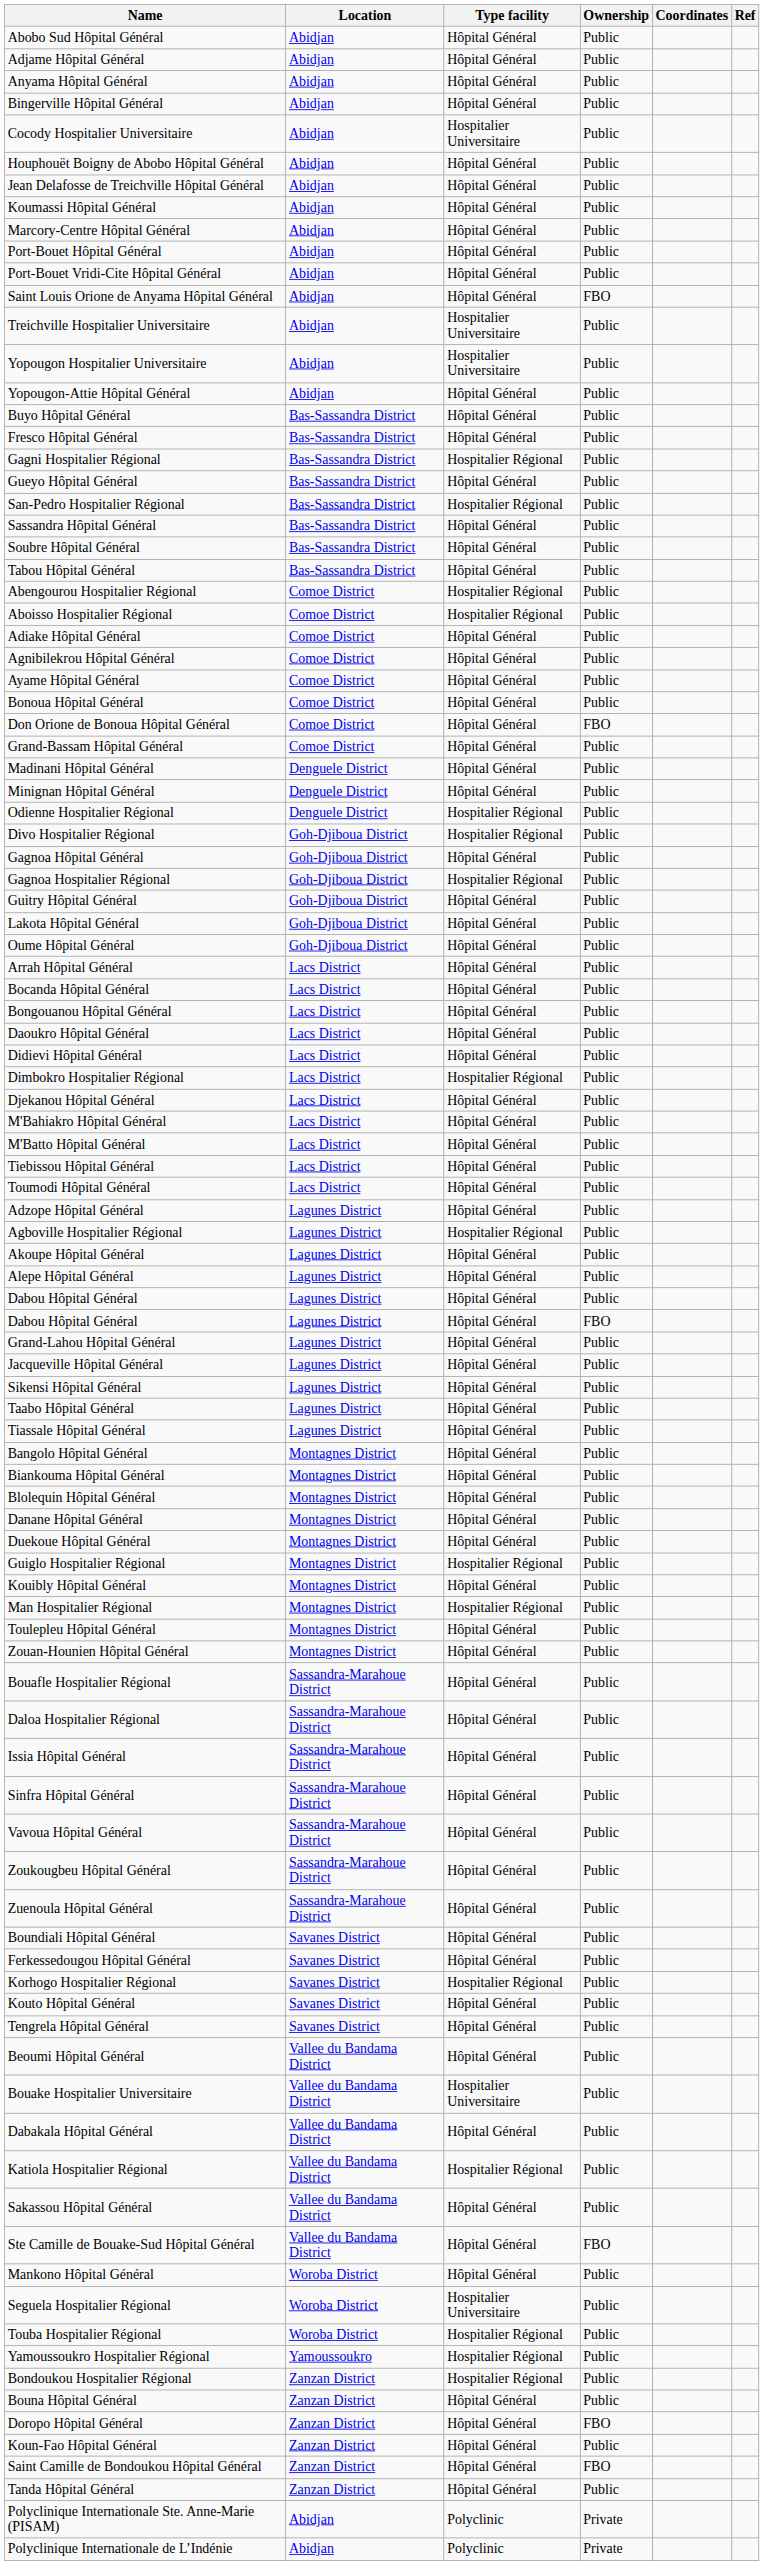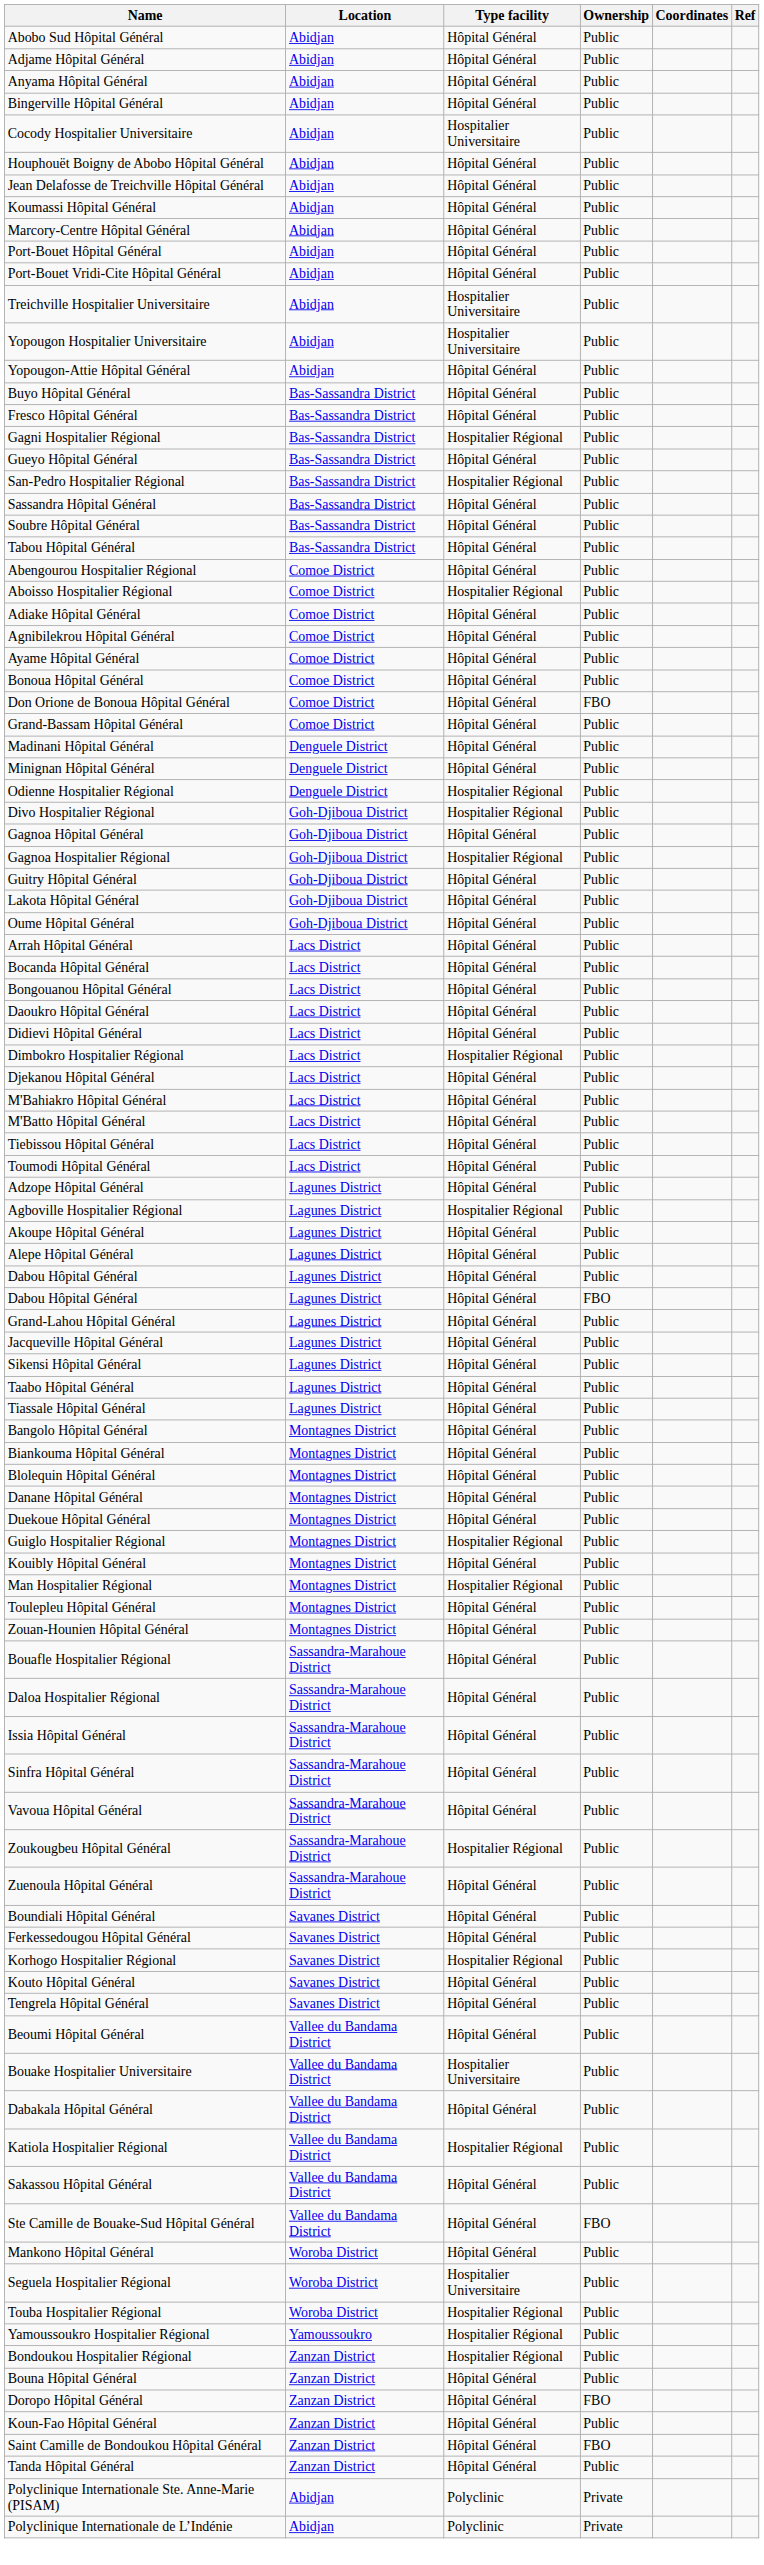- row: (140, 296)
(505, 592) Hospitalier Régional -> (492, 570) Hôpital Général
(492, 1870) Hôpital Général -> (505, 1848) Hospitalier Régional
